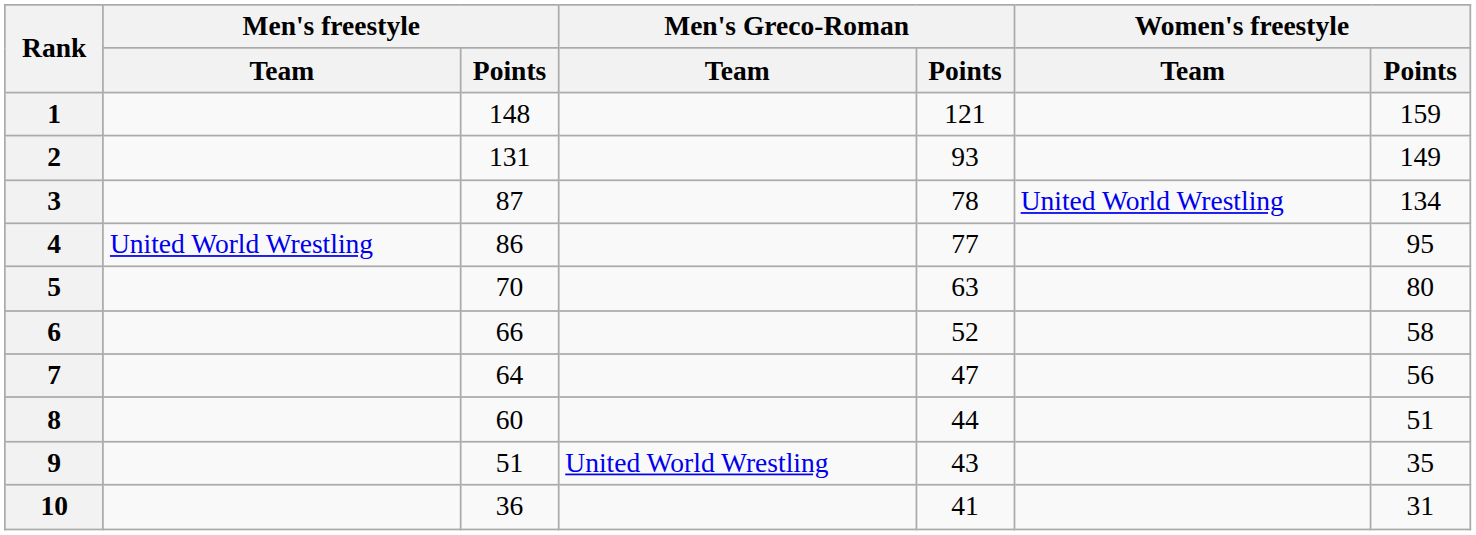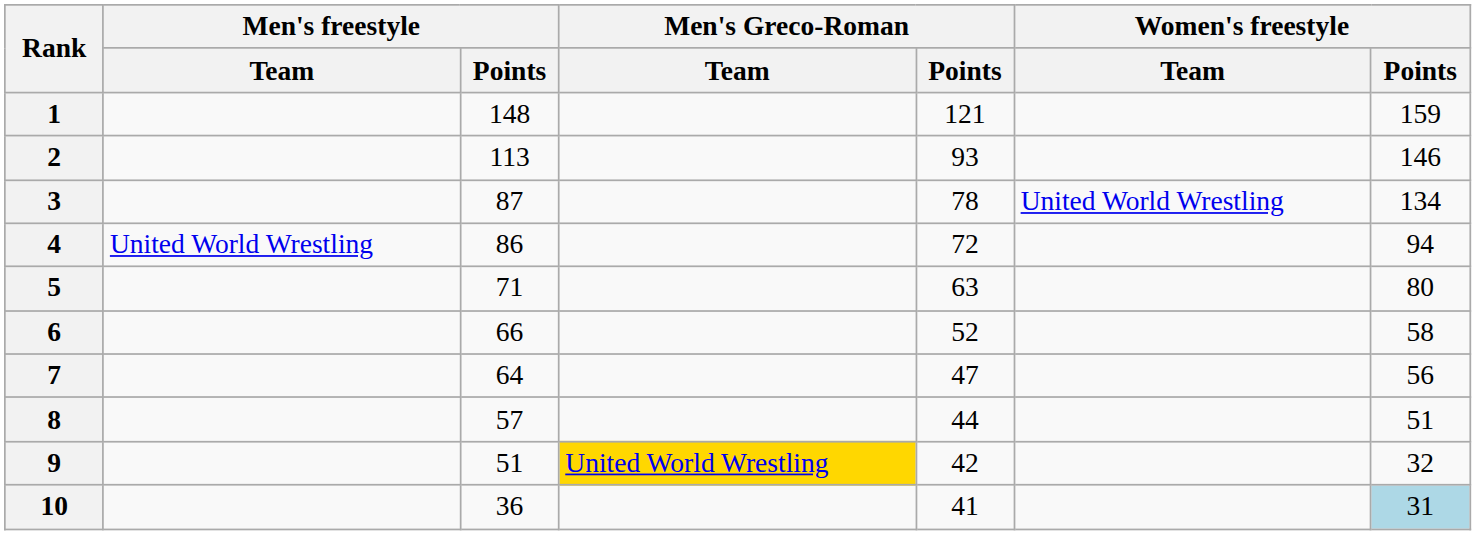(510, 157) 131 -> (510, 157) 113
(1420, 157) 149 -> (1420, 157) 146
(965, 244) 77 -> (965, 244) 72
(1420, 244) 95 -> (1420, 244) 94
(510, 288) 70 -> (510, 288) 71
(510, 419) 60 -> (510, 419) 57
(697, 462) no background -> (697, 462) gold background
(965, 462) 43 -> (965, 462) 42
(1420, 462) 35 -> (1420, 462) 32
(1420, 506) no background -> (1420, 506) lightblue background
